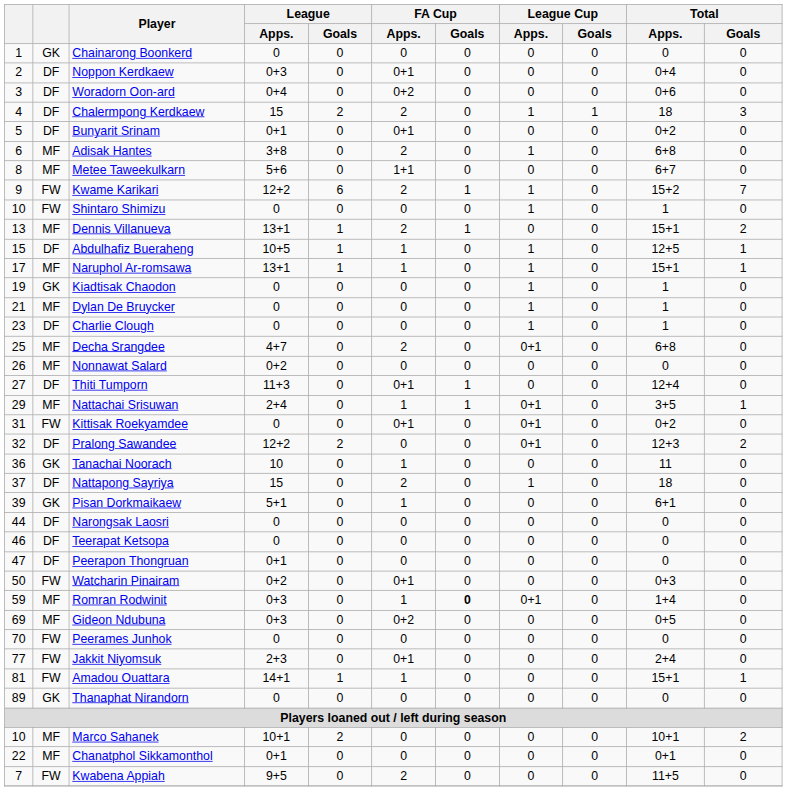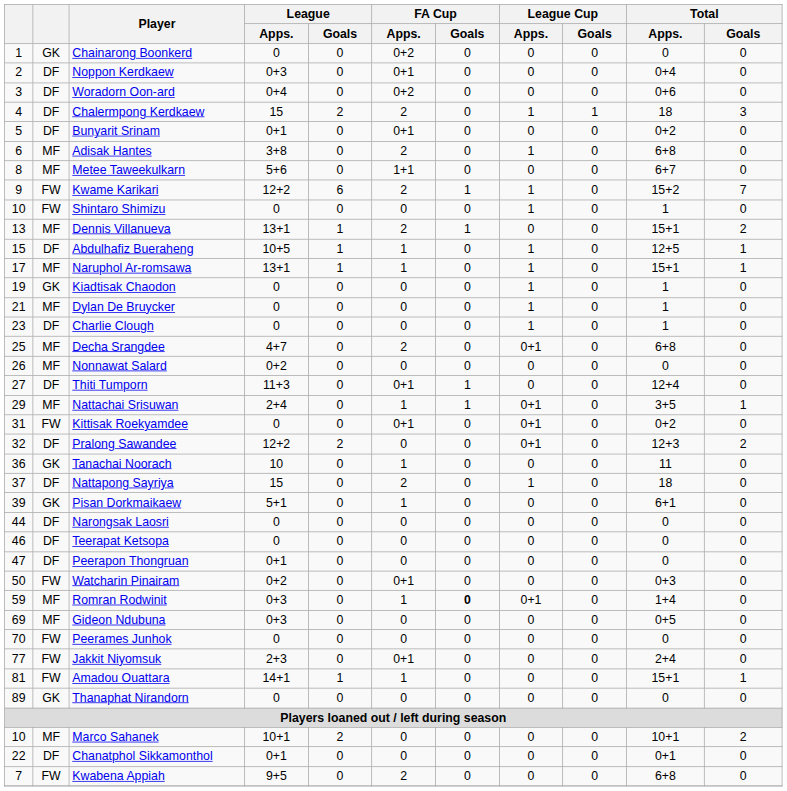(404, 53) 0 -> (404, 53) 0+2
(404, 619) 0+2 -> (404, 619) 0
(51, 756) MF -> (51, 756) DF
(665, 776) 11+5 -> (665, 776) 6+8
